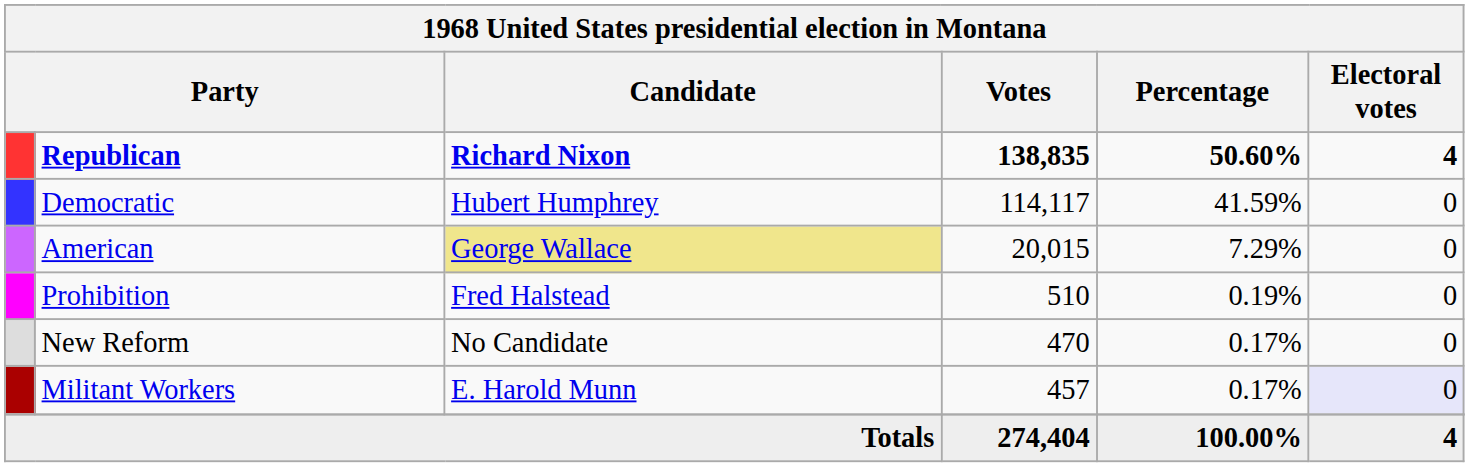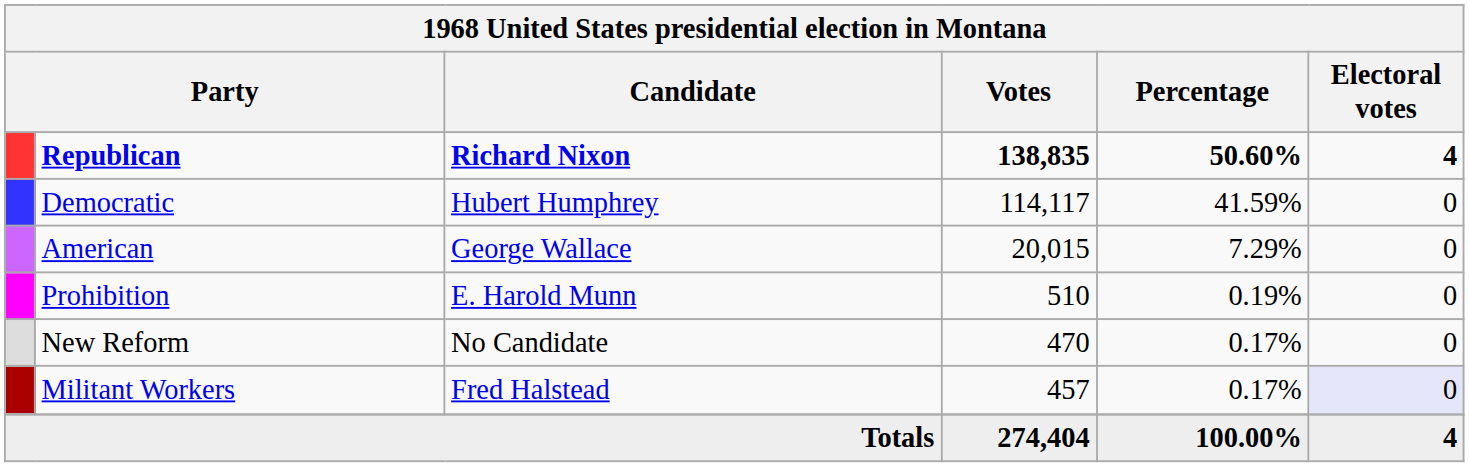(541, 249) khaki background -> (541, 249) no background
(530, 296) Fred Halstead -> (544, 296) E. Harold Munn
(544, 389) E. Harold Munn -> (530, 389) Fred Halstead
